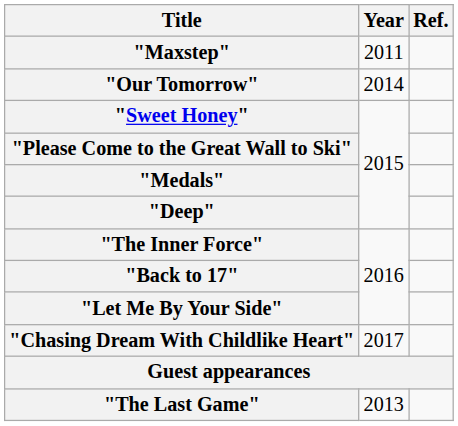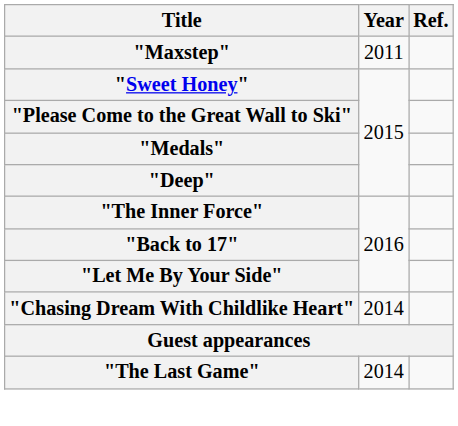- row: (182, 84)
(384, 340) 2017 -> (384, 308) 2014
(384, 404) 2013 -> (384, 372) 2014
